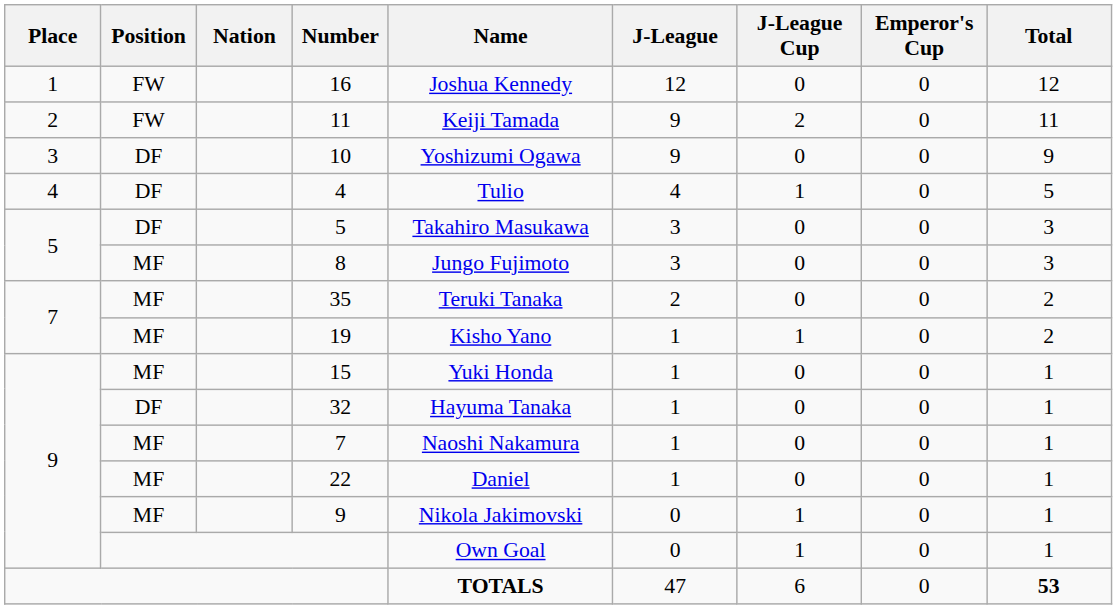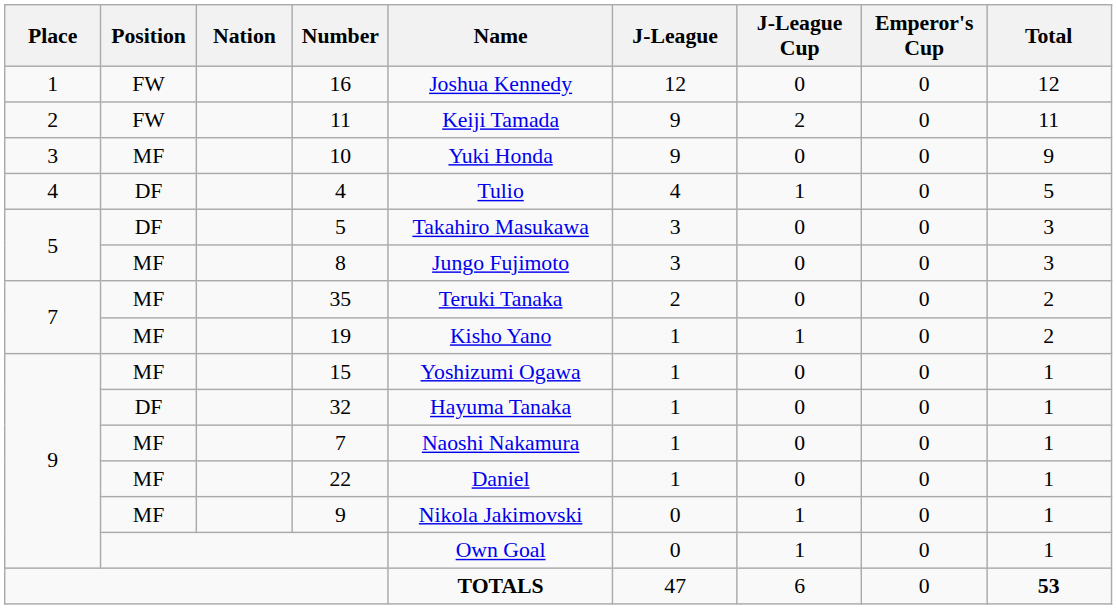(149, 155) DF -> (149, 155) MF
(501, 155) Yoshizumi Ogawa -> (501, 155) Yuki Honda
(501, 370) Yuki Honda -> (501, 370) Yoshizumi Ogawa
